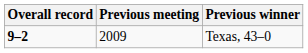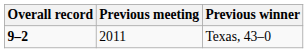(113, 36) 2009 -> (113, 36) 2011
